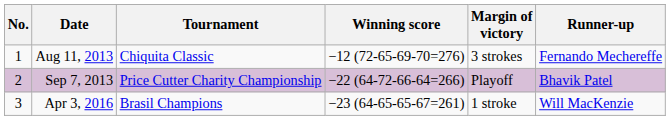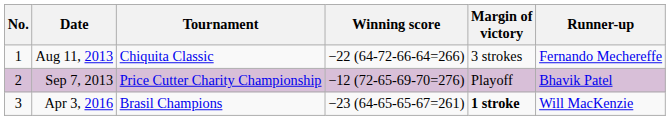(396, 56) −12 (72-65-69-70=276) -> (396, 56) −22 (64-72-66-64=266)
(396, 80) −22 (64-72-66-64=266) -> (396, 80) −12 (72-65-69-70=276)
(494, 104) normal -> (495, 104) bold
